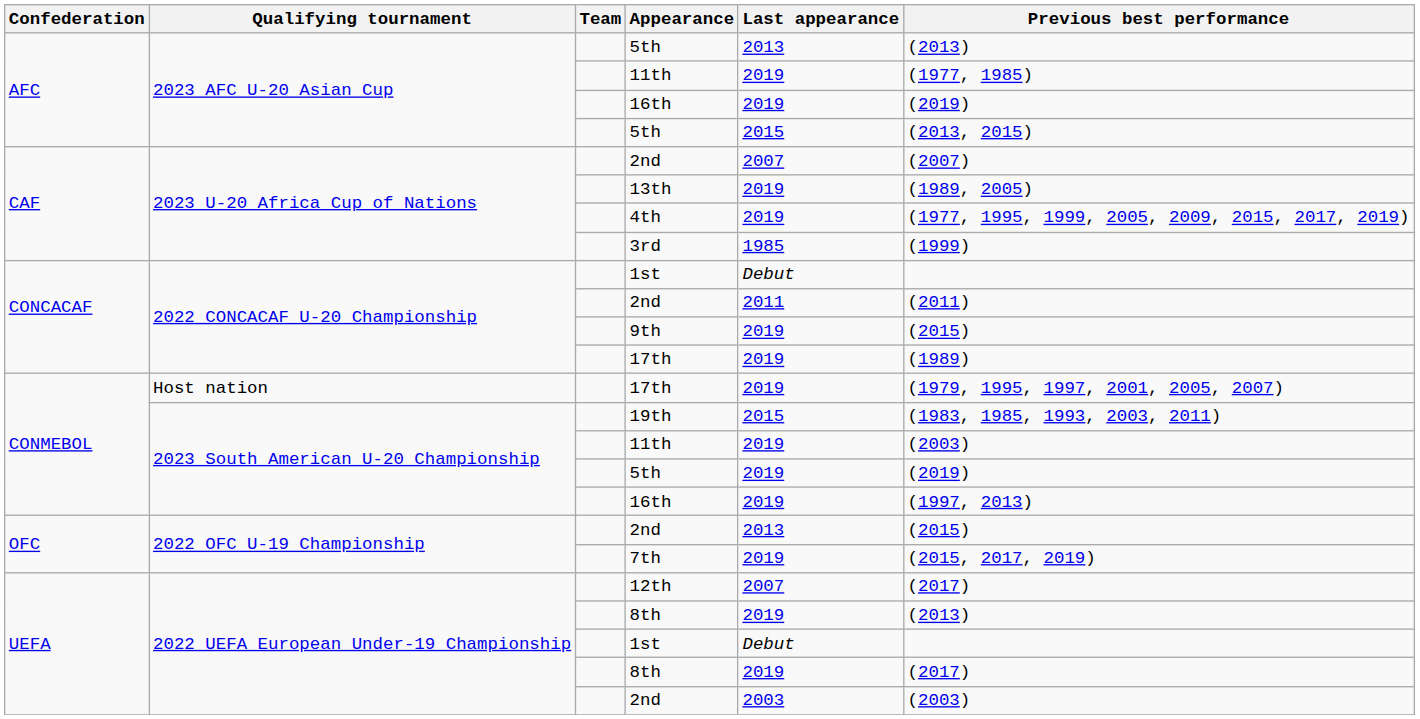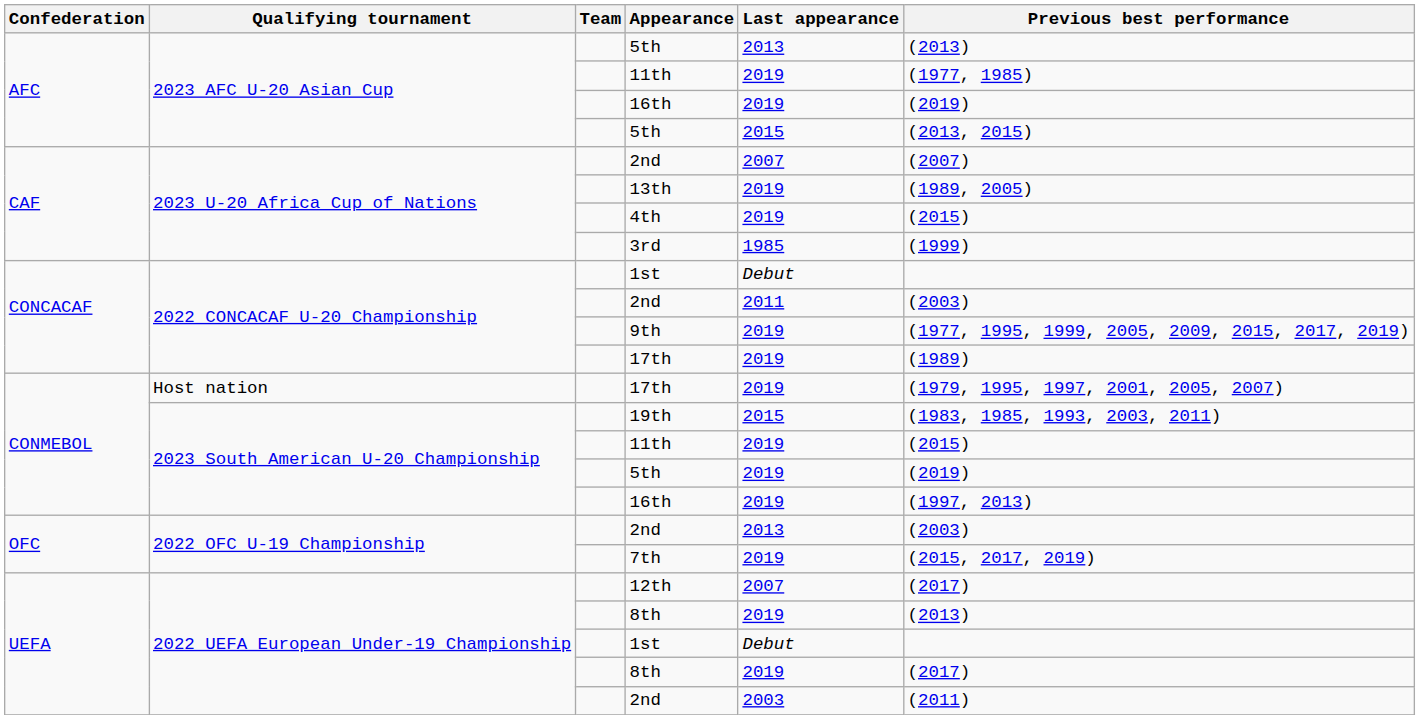(1159, 218) (1977, 1995, 1999, 2005, 2009, 2015, 2017, 2019) -> (939, 218) (2015)
(939, 303) (2011) -> (939, 303) (2003)
(939, 331) (2015) -> (1159, 331) (1977, 1995, 1999, 2005, 2009, 2015, 2017, 2019)
(939, 445) (2003) -> (939, 445) (2015)
(939, 530) (2015) -> (939, 530) (2003)
(939, 700) (2003) -> (939, 700) (2011)
